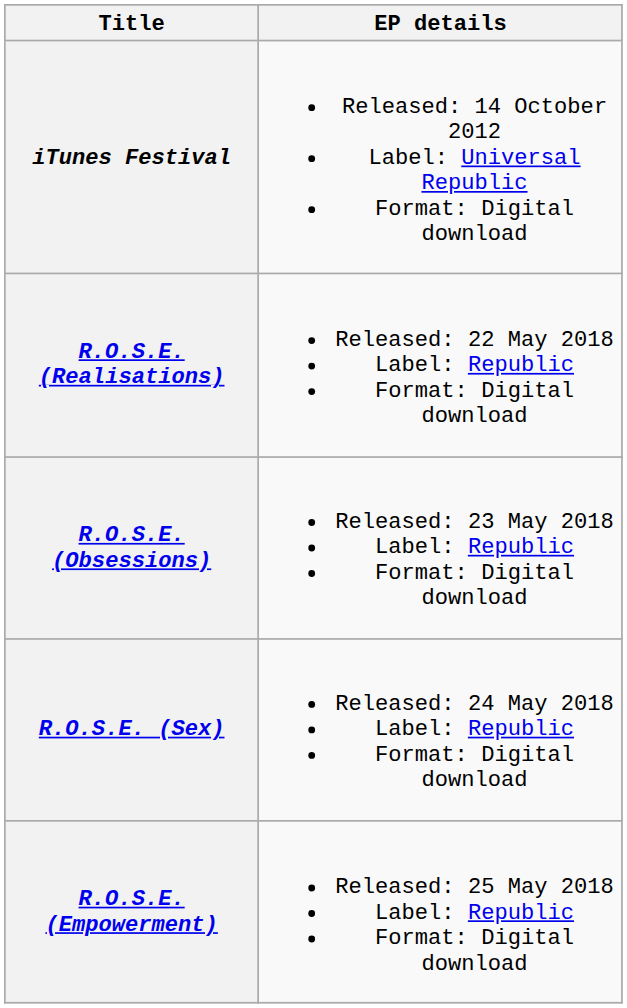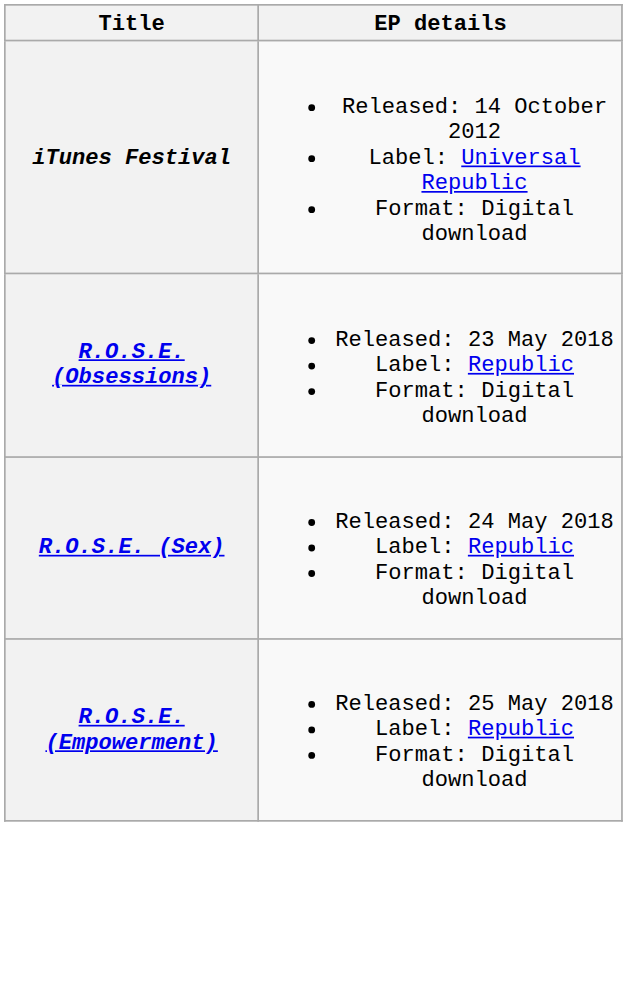- row: (132, 365)
